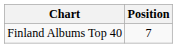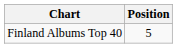(149, 33) 7 -> (149, 33) 5
